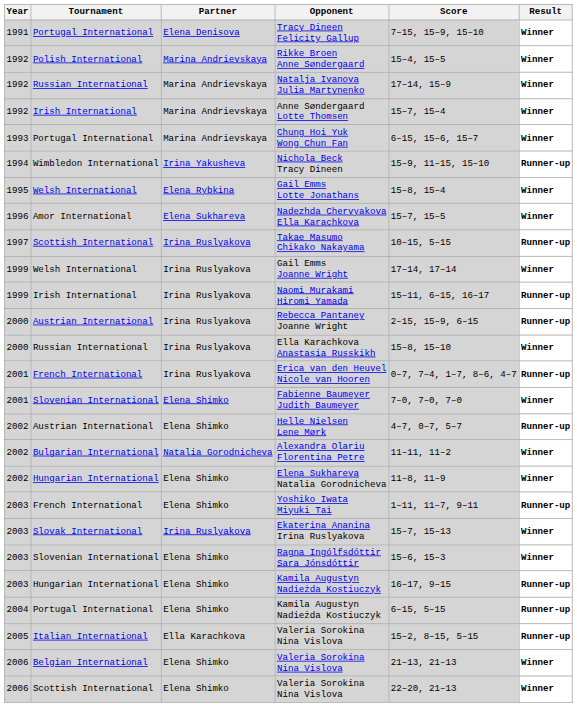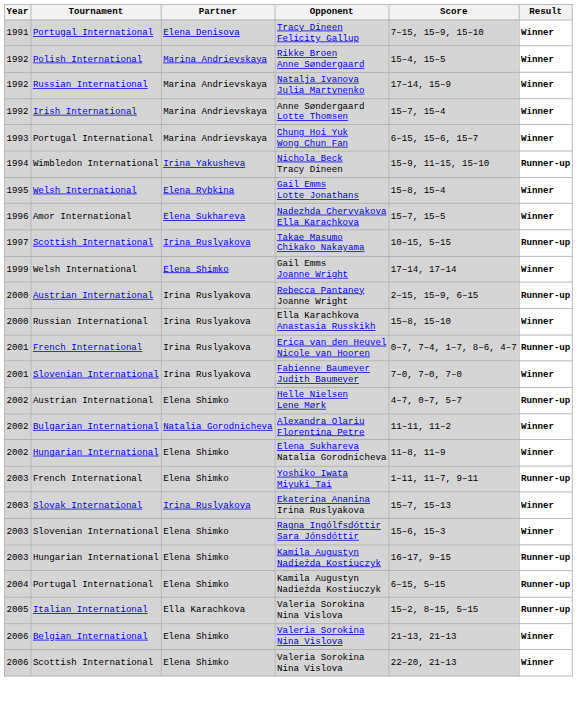(207, 269) Irina Ruslyakova -> (196, 269) Elena Shimko
- row: (85, 295)
(196, 400) Elena Shimko -> (207, 374) Irina Ruslyakova
